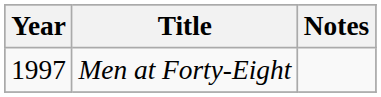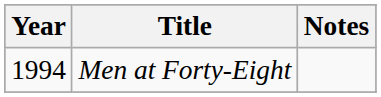(39, 69) 1997 -> (39, 69) 1994
